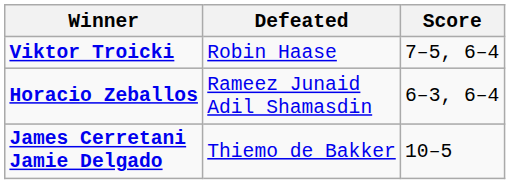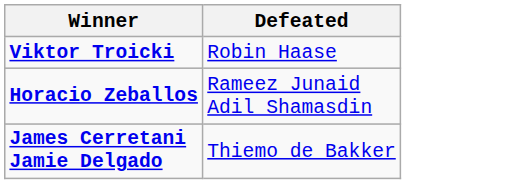- column: (452, 21)
